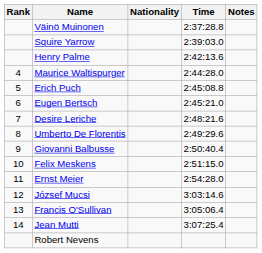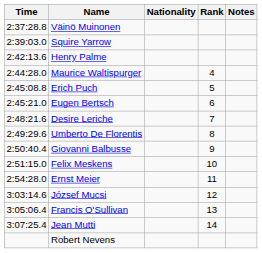columns swapped: (18, 12) <-> (204, 12)
